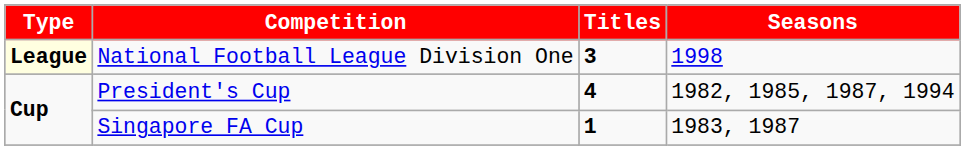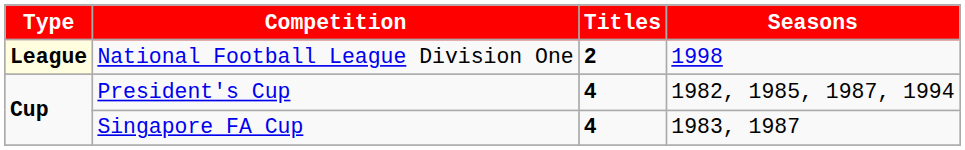(590, 57) 3 -> (590, 57) 2
(590, 127) 1 -> (590, 127) 4
